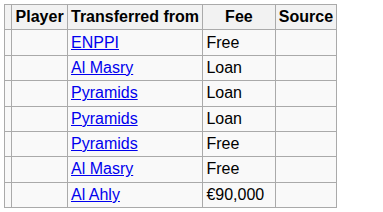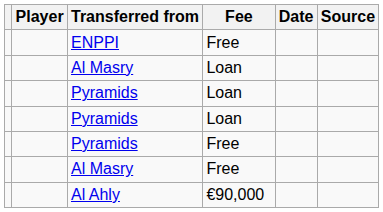+ column: (296, 17)
